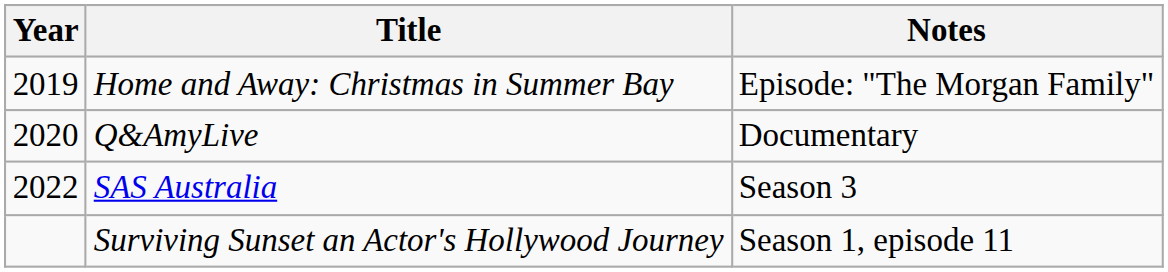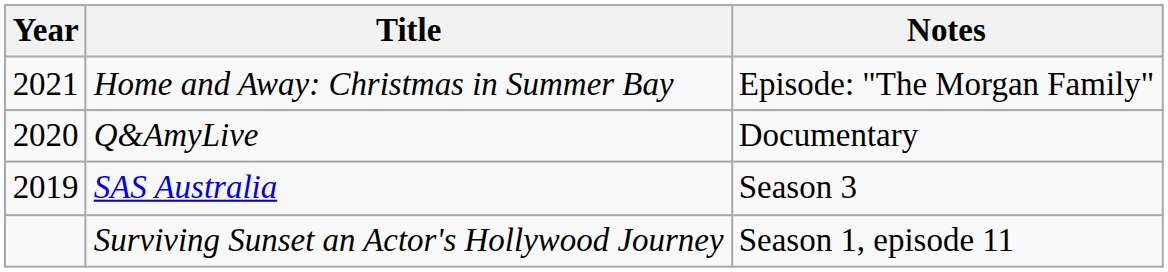(46, 82) 2019 -> (46, 82) 2021
(46, 187) 2022 -> (46, 187) 2019
